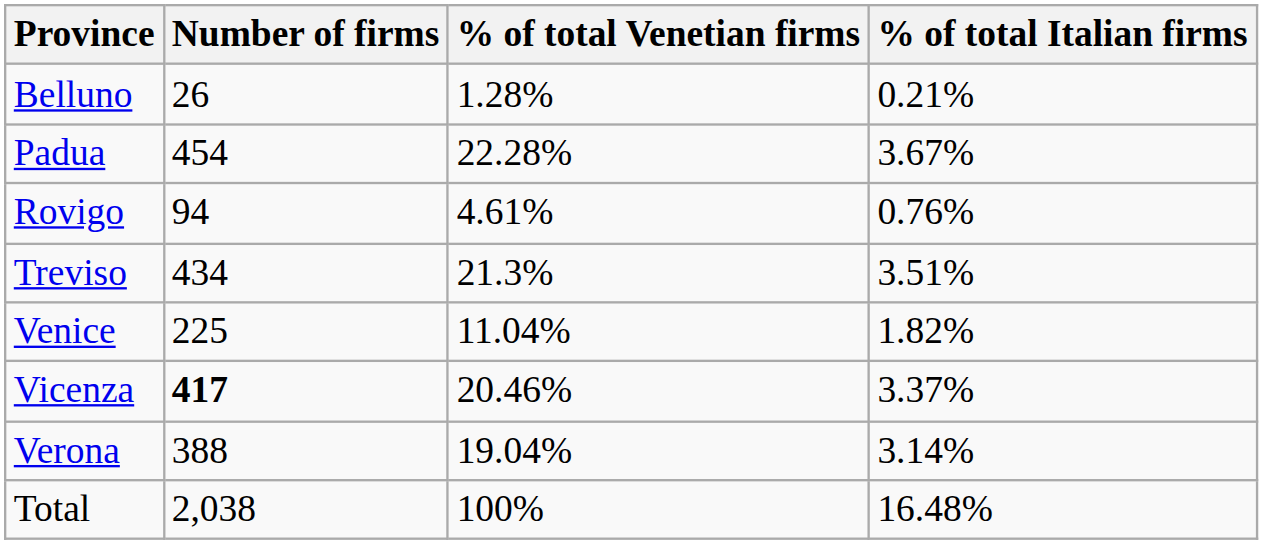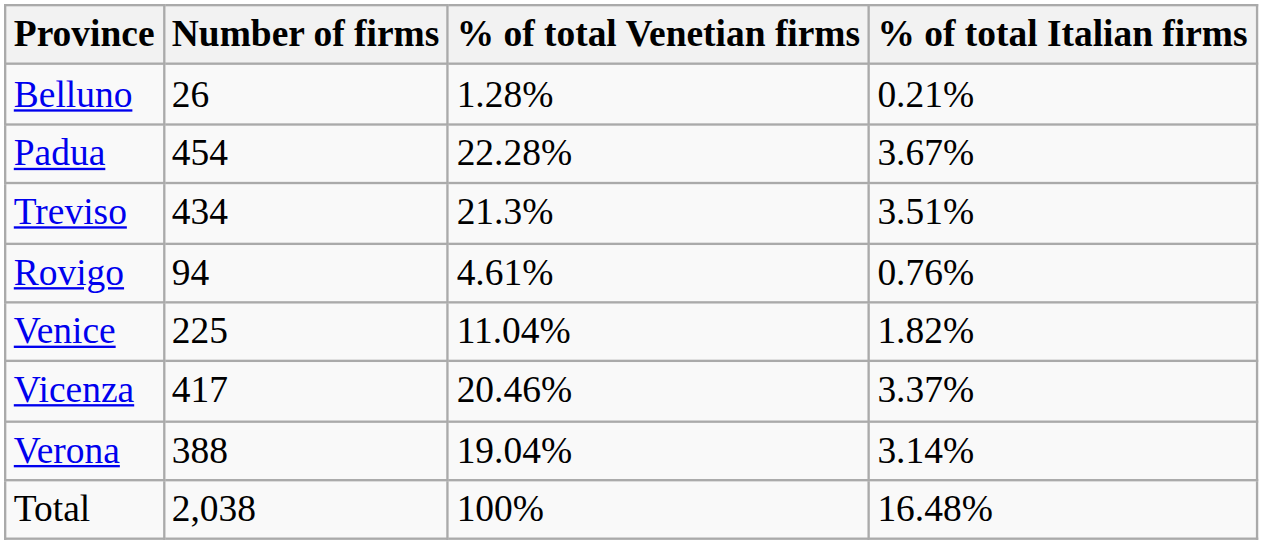rows swapped: (69, 212) <-> (70, 271)
(200, 390) bold -> (200, 390) normal
